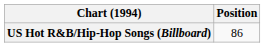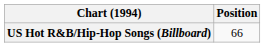(237, 32) 86 -> (237, 32) 66
